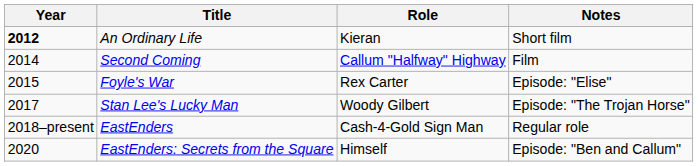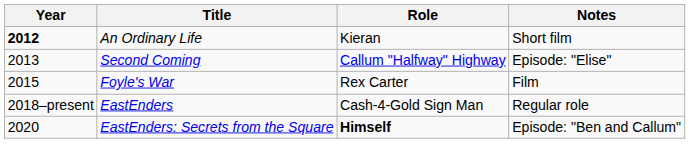(23, 60) 2014 -> (23, 60) 2013
(525, 60) Film -> (562, 60) Episode: "Elise"
(562, 82) Episode: "Elise" -> (525, 82) Film
- row: (169, 104)
(363, 149) normal -> (365, 127) bold
